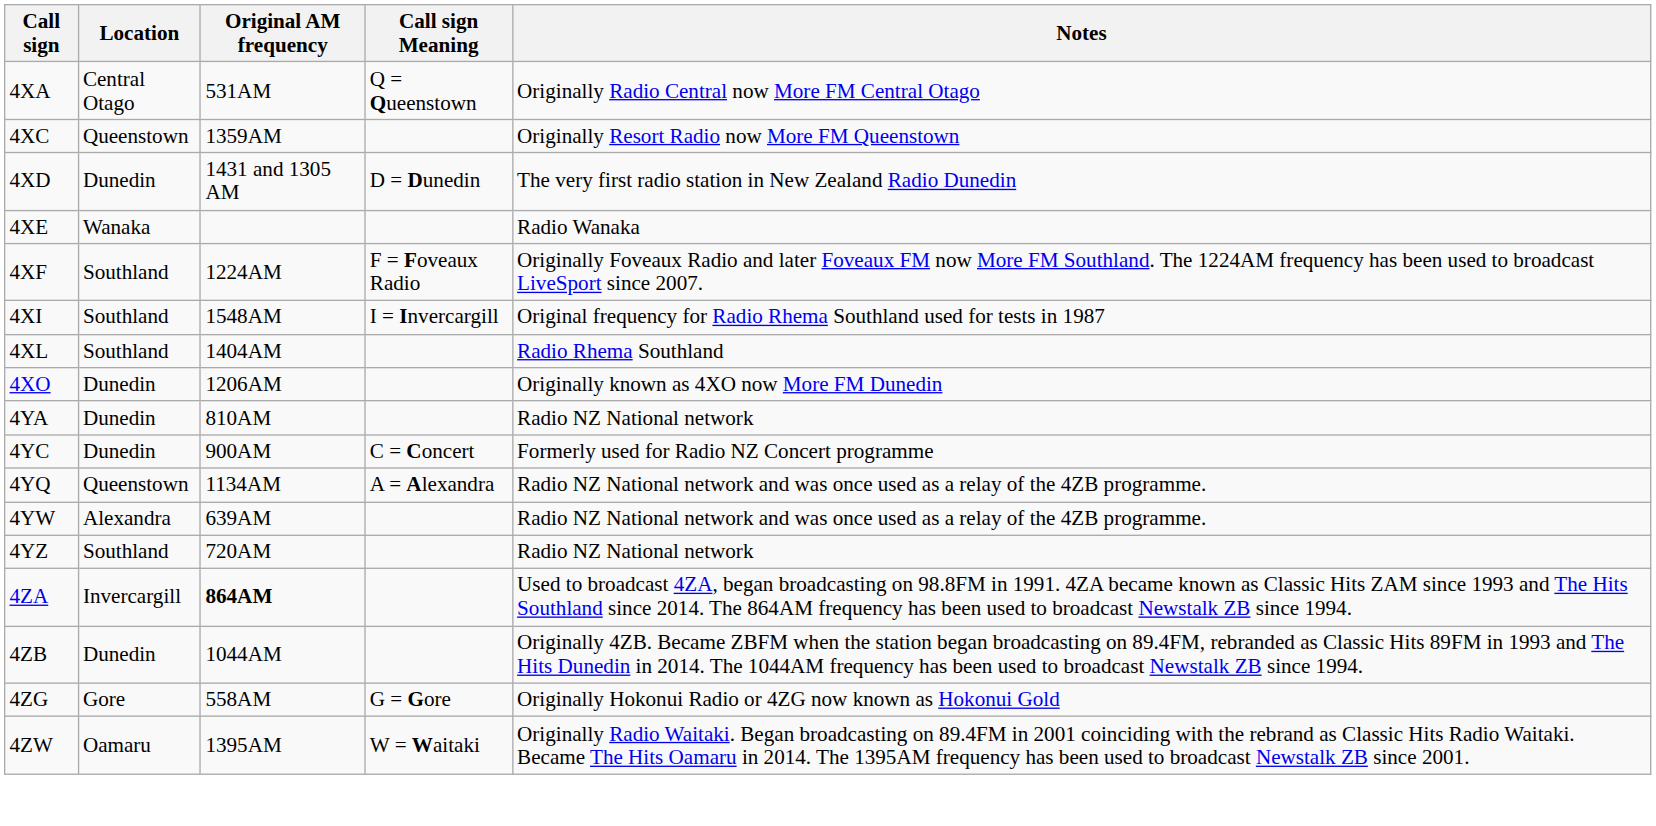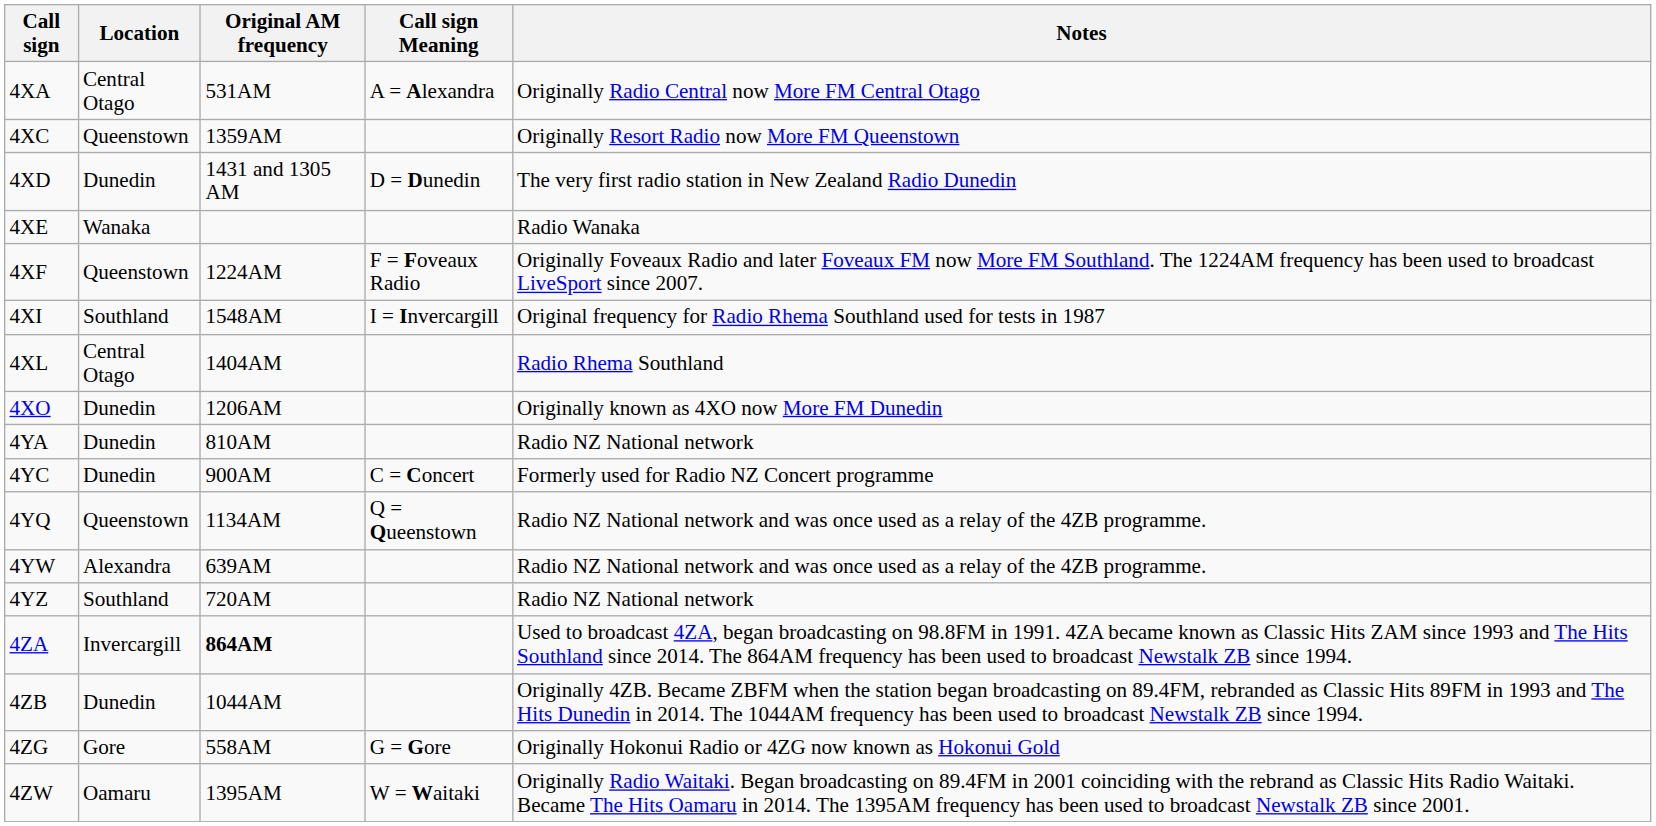(423, 90) Q = Queenstown -> (432, 90) A = Alexandra
(126, 271) Southland -> (136, 271) Queenstown
(126, 350) Southland -> (114, 362) Central Otago
(432, 484) A = Alexandra -> (423, 520) Q = Queenstown
